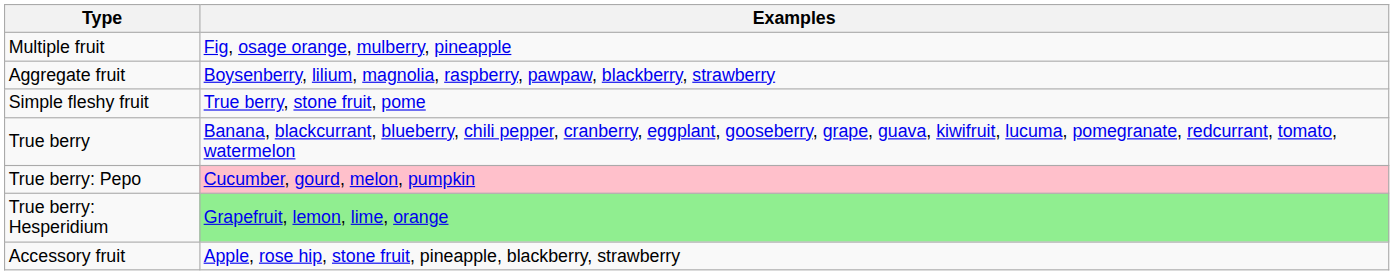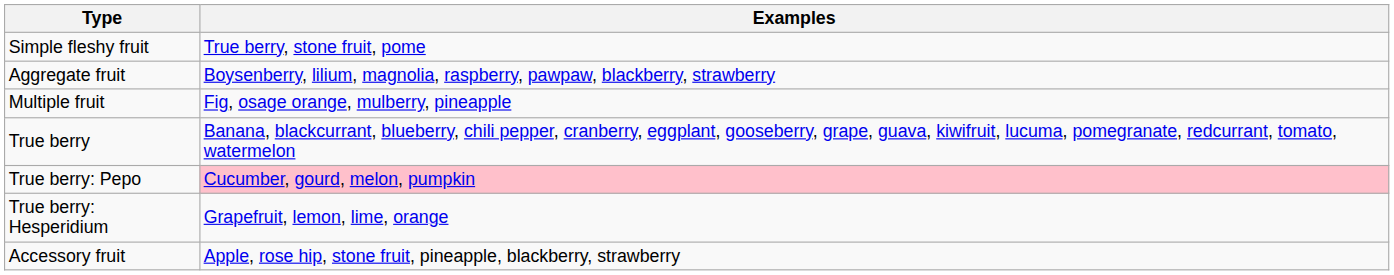rows swapped: (79, 103) <-> (57, 46)
(326, 217) lightgreen background -> (326, 217) no background
